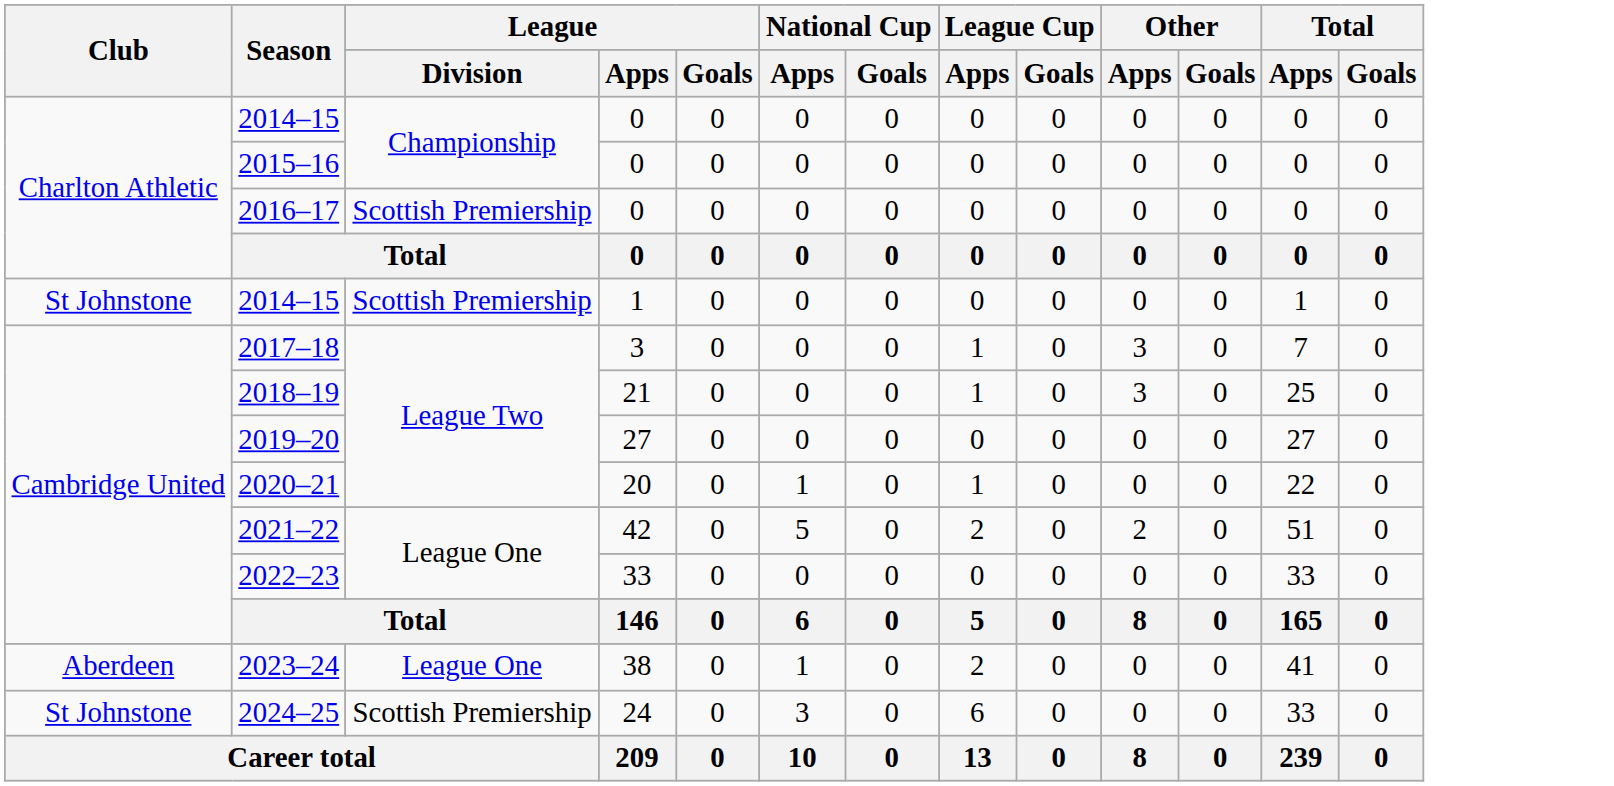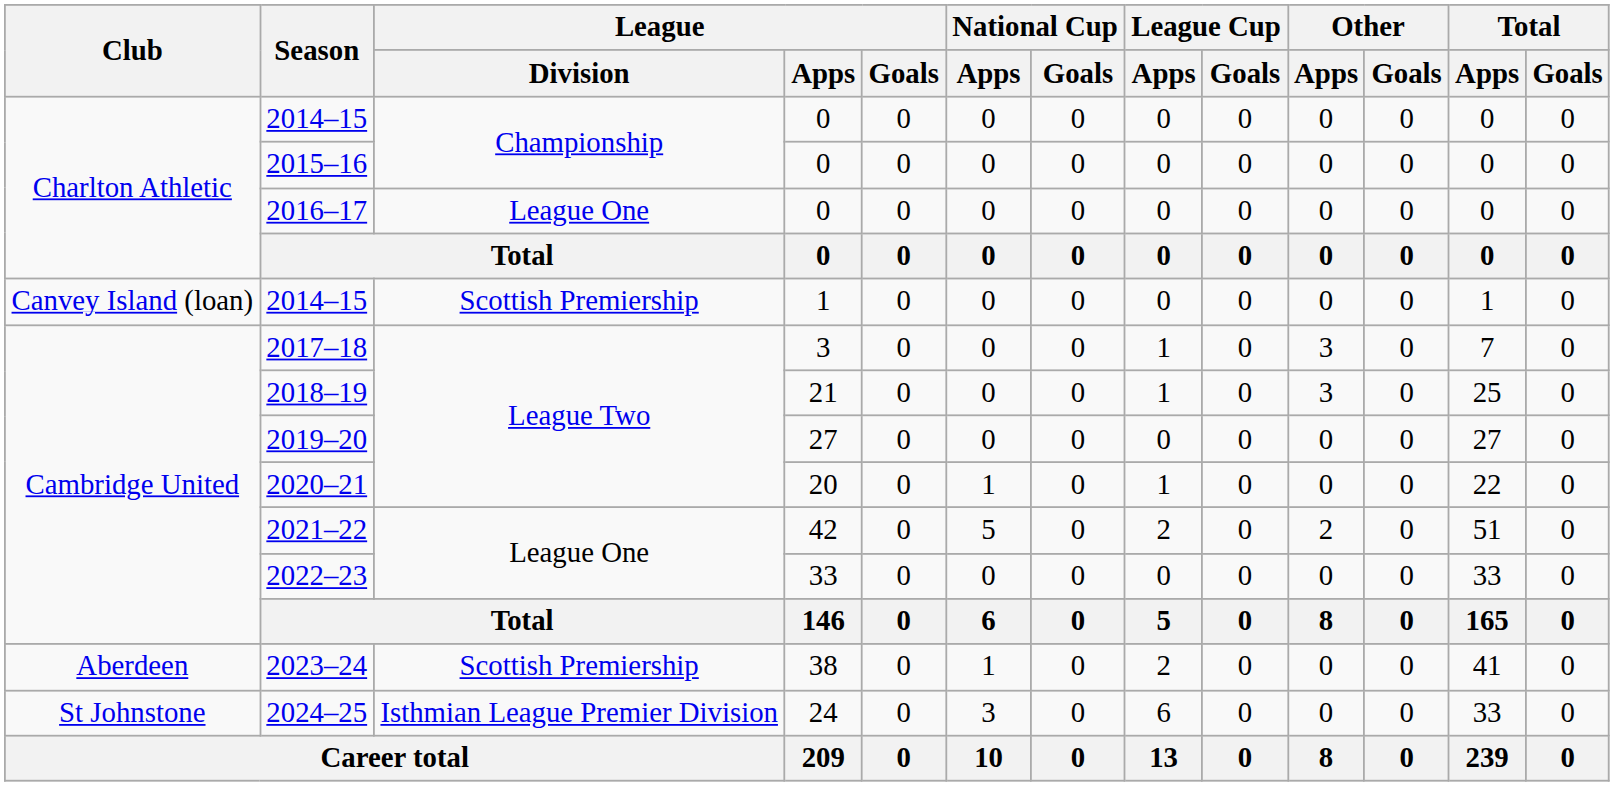(472, 210) Scottish Premiership -> (579, 210) League One
(118, 301) St Johnstone -> (132, 301) Canvey Island (loan)
(472, 666) League One -> (579, 666) Scottish Premiership
(472, 712) Scottish Premiership -> (579, 712) Isthmian League Premier Division
